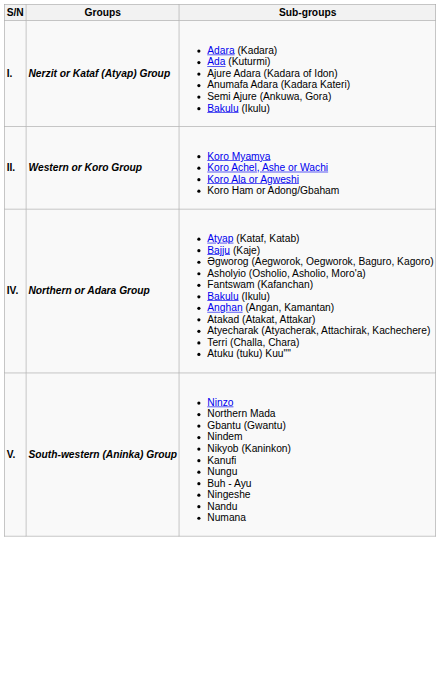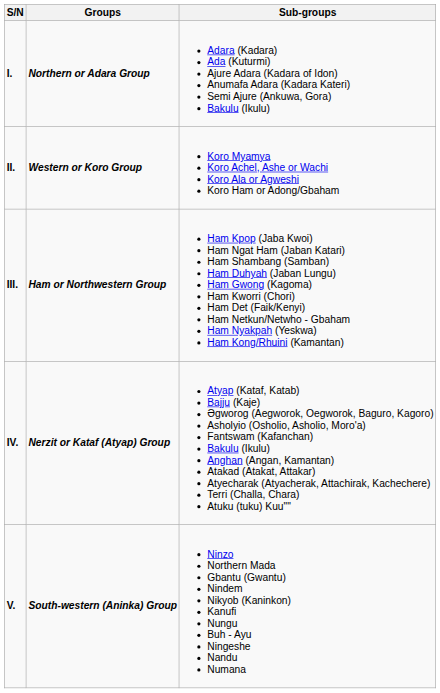(99, 73) Nerzit or Kataf (Atyap) Group -> (89, 73) Northern or Adara Group
+ row: (12, 285)
(89, 291) Northern or Adara Group -> (99, 443) Nerzit or Kataf (Atyap) Group
